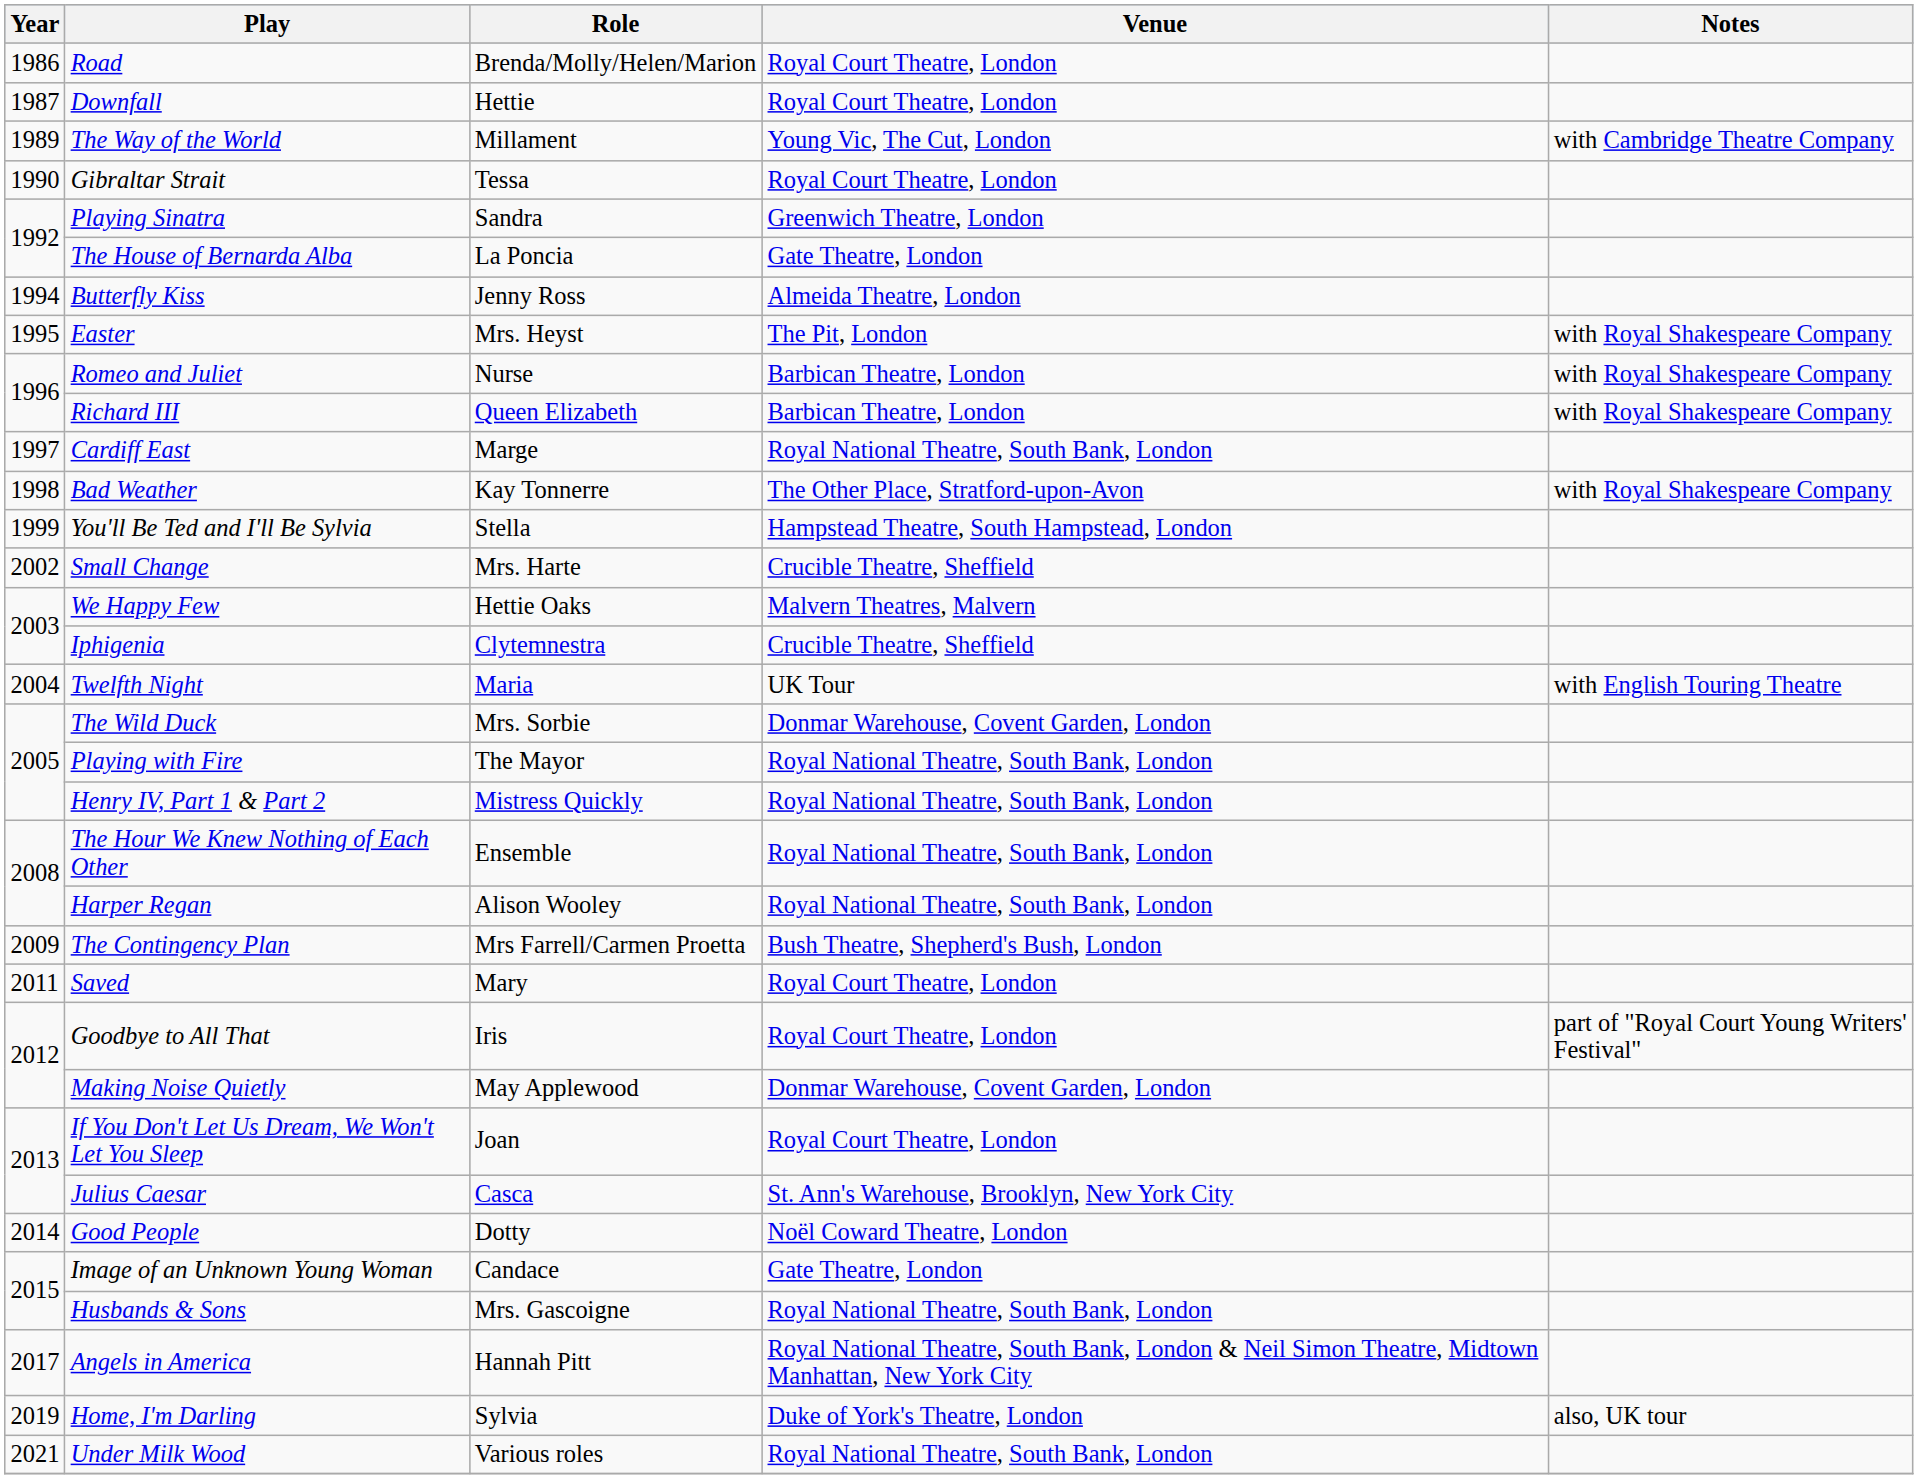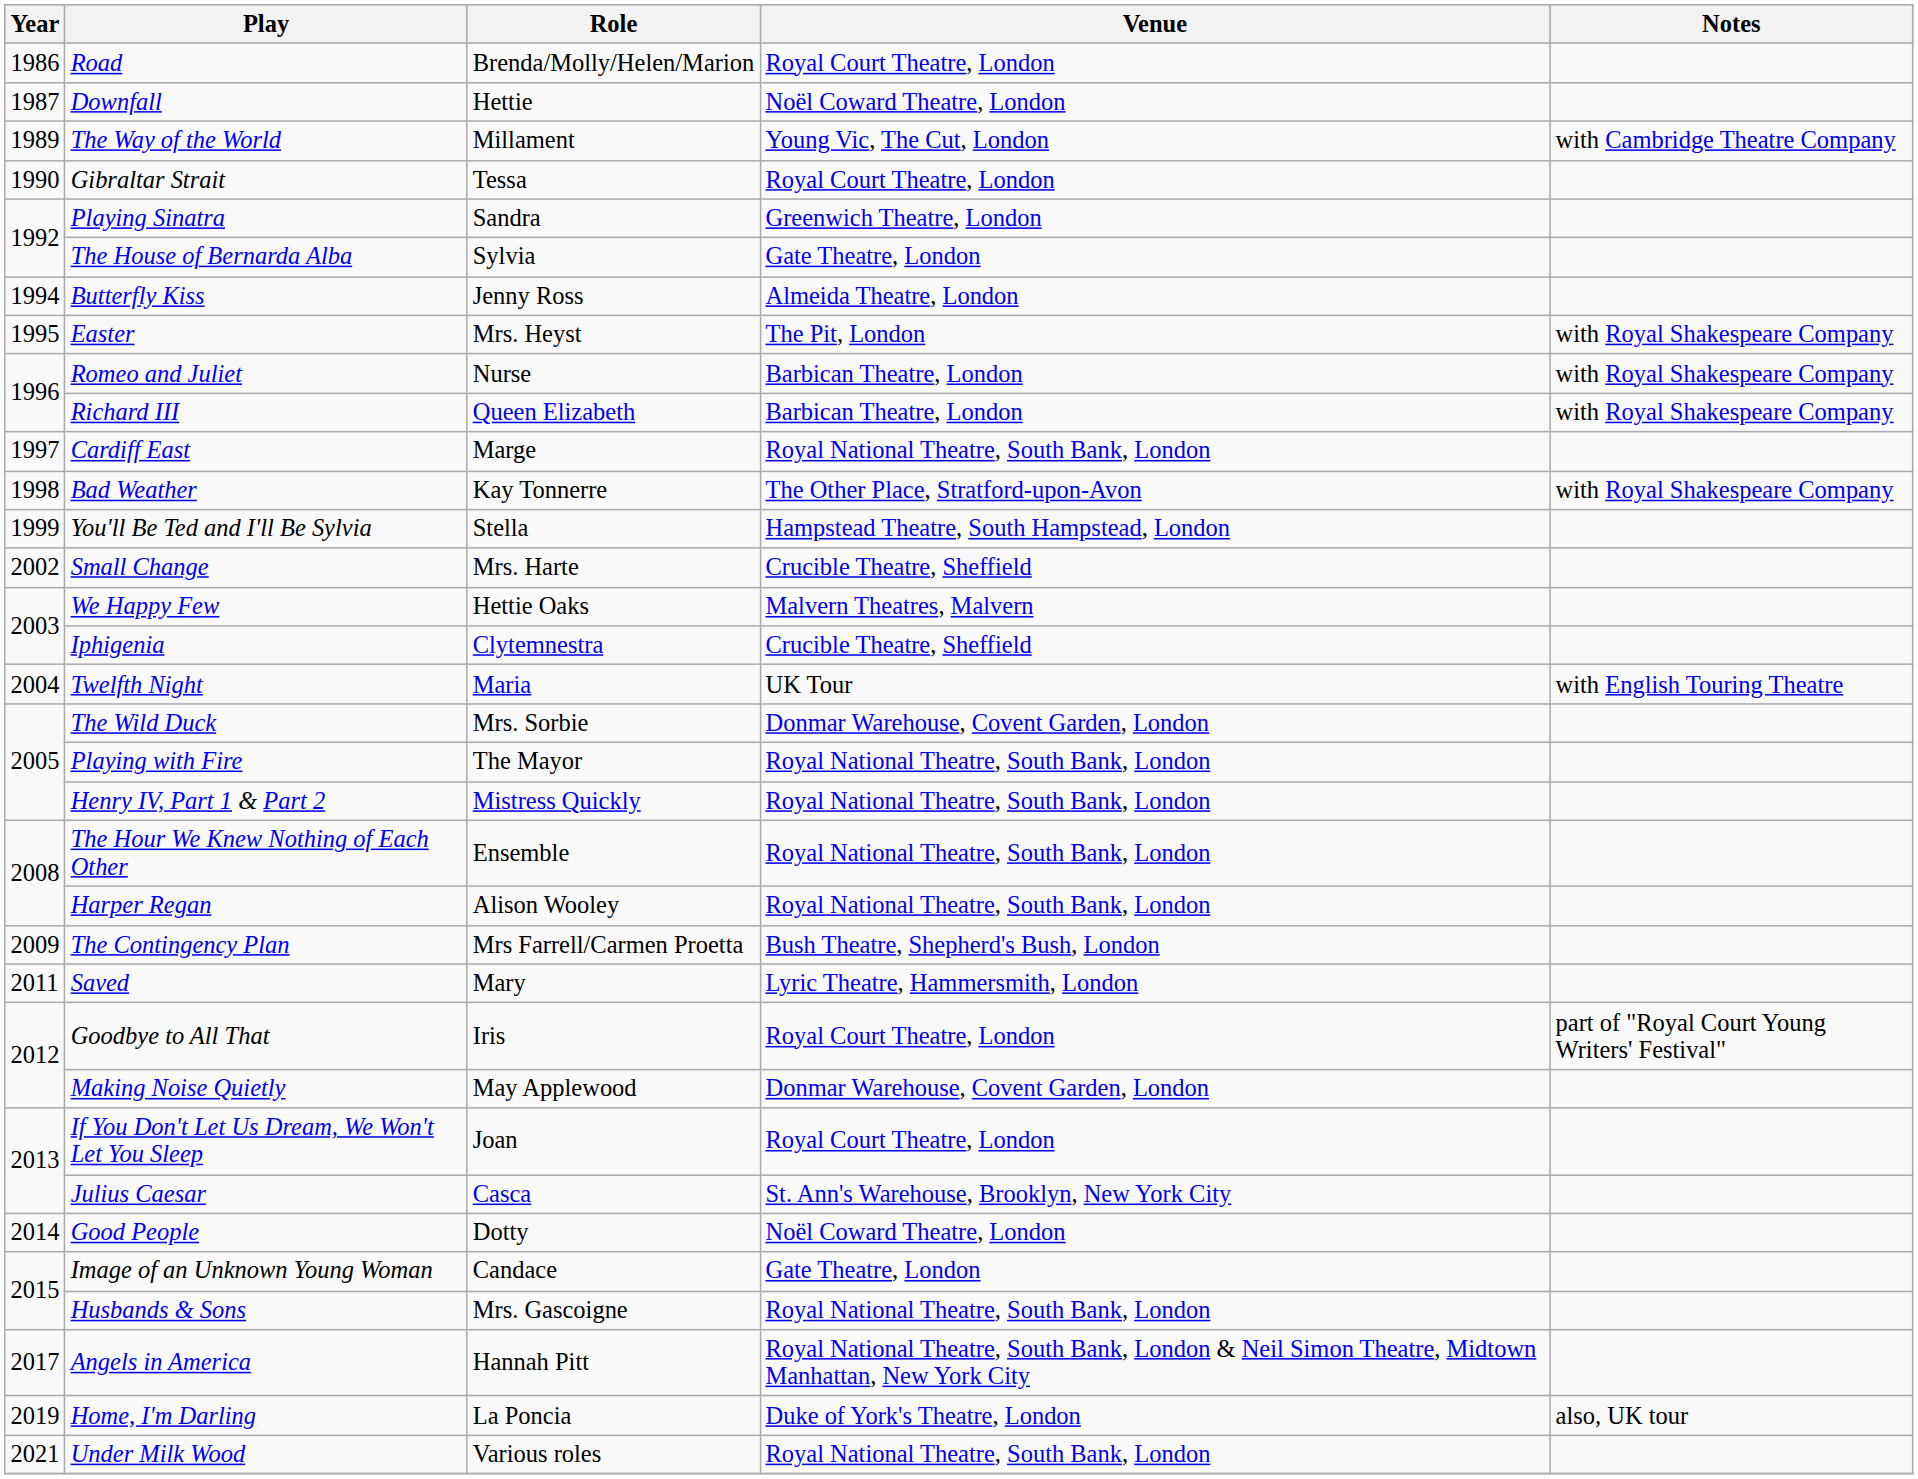(912, 101) Royal Court Theatre, London -> (916, 101) Noël Coward Theatre, London
(524, 256) La Poncia -> (504, 256) Sylvia
(912, 983) Royal Court Theatre, London -> (952, 983) Lyric Theatre, Hammersmith, London
(506, 1415) Sylvia -> (522, 1415) La Poncia
